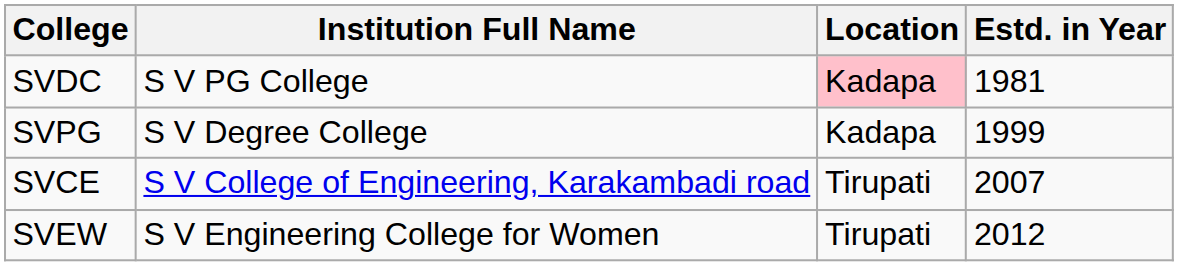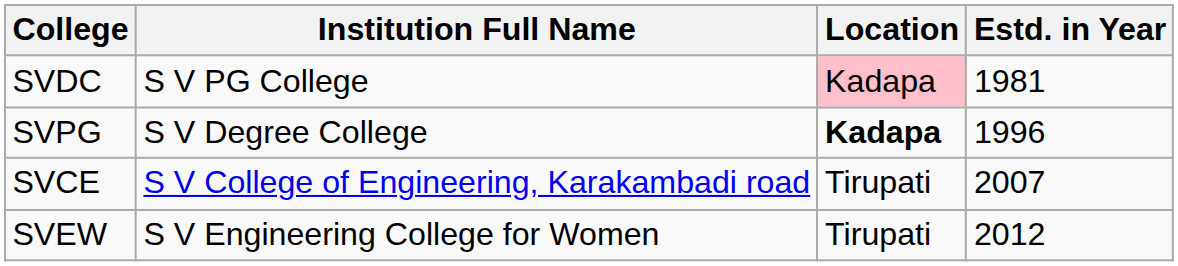(881, 132) normal -> (883, 132) bold
(1010, 132) 1999 -> (1010, 132) 1996
